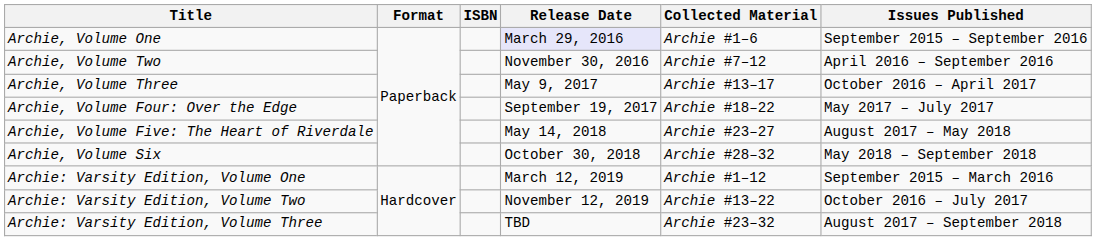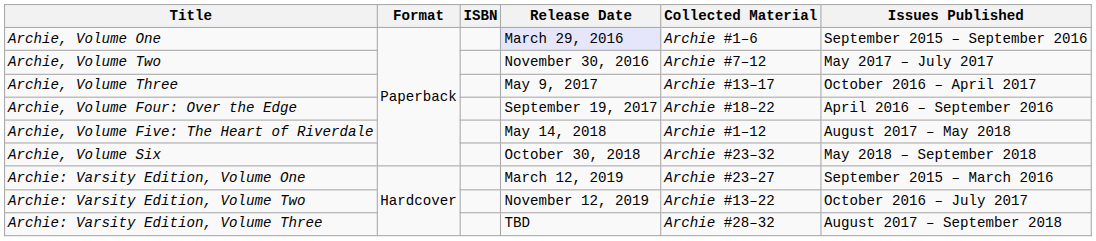(939, 62) April 2016 – September 2016 -> (909, 62) May 2017 – July 2017
(909, 108) May 2017 – July 2017 -> (939, 108) April 2016 – September 2016
(719, 132) Archie #23–27 -> (715, 132) Archie #1–12
(719, 155) Archie #28–32 -> (719, 155) Archie #23–32
(715, 178) Archie #1–12 -> (719, 178) Archie #23–27
(719, 224) Archie #23–32 -> (719, 224) Archie #28–32
